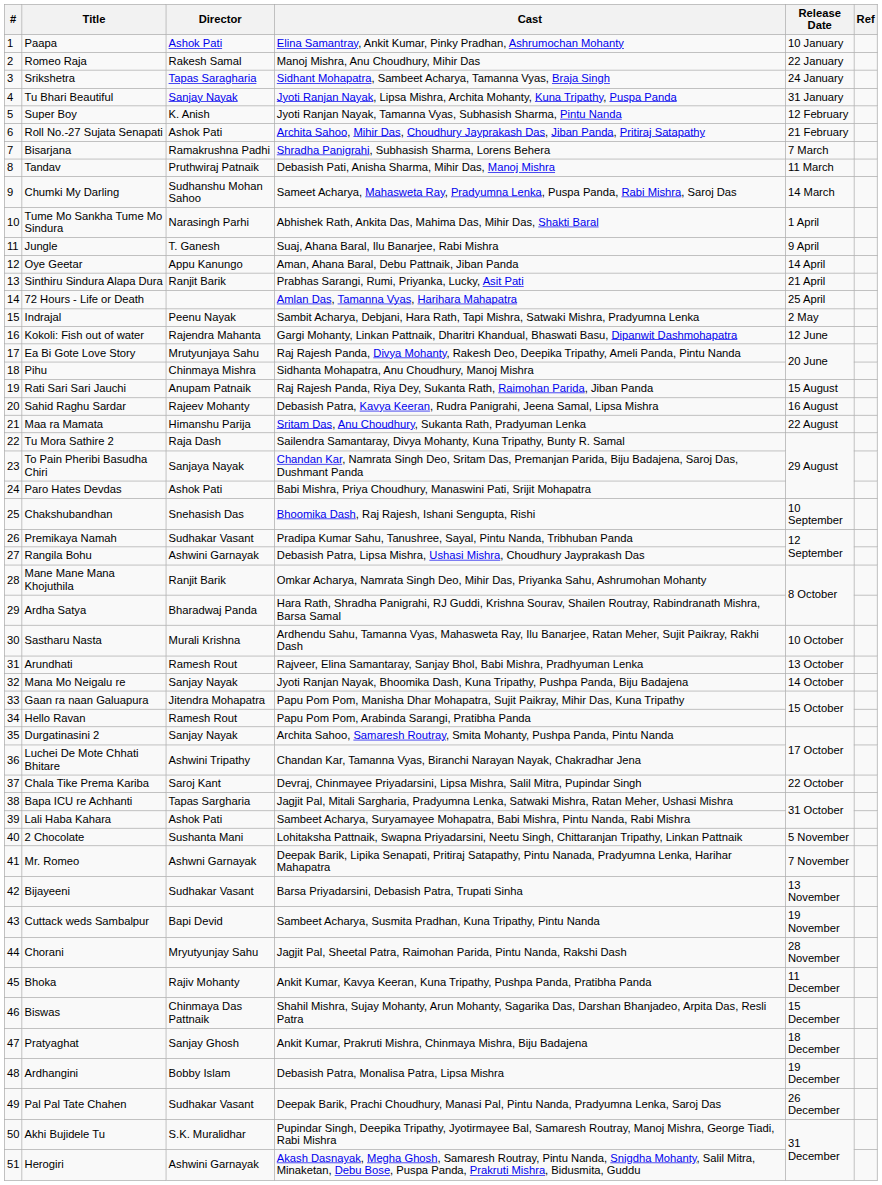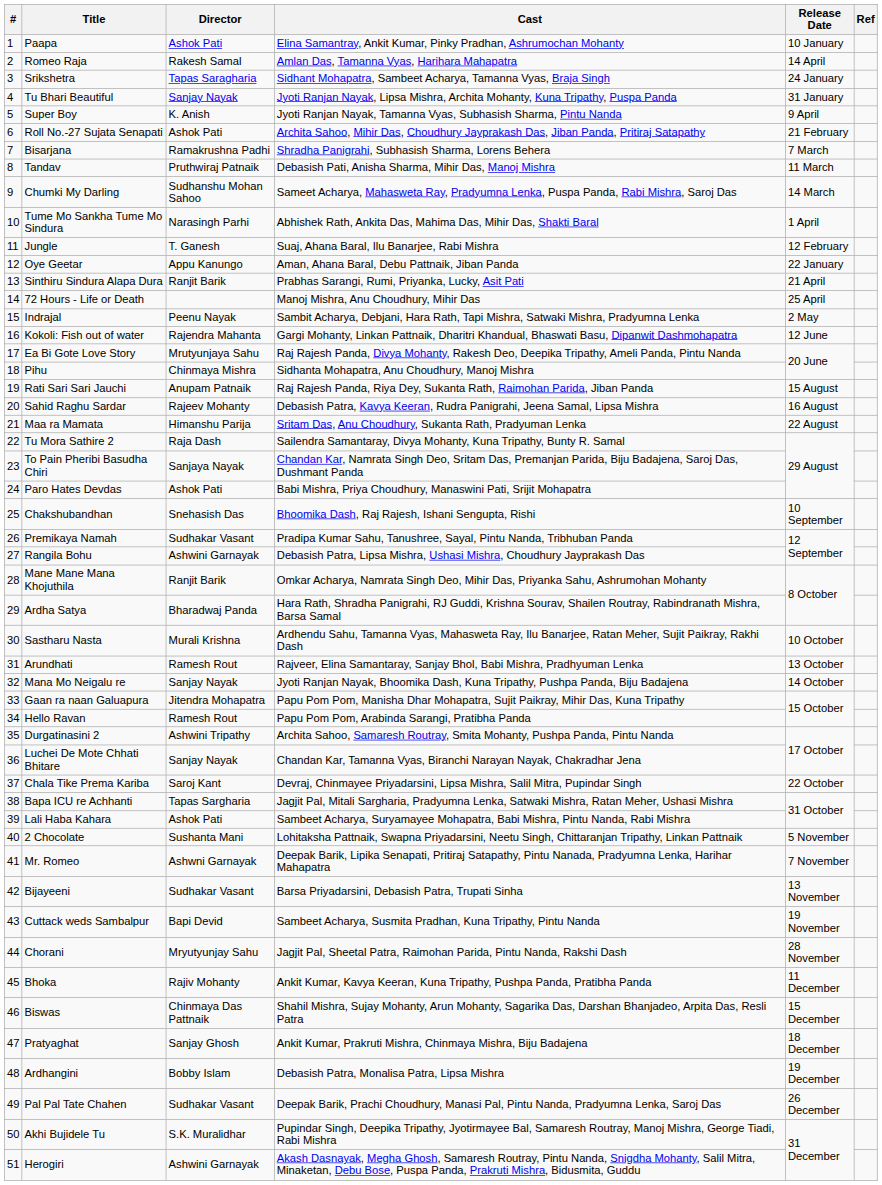(378, 61) Manoj Mishra, Anu Choudhury, Mihir Das -> (397, 61) Amlan Das, Tamanna Vyas, Harihara Mahapatra
(816, 61) 22 January -> (807, 61) 14 April
(818, 114) 12 February -> (804, 114) 9 April
(804, 246) 9 April -> (818, 246) 12 February
(807, 264) 14 April -> (816, 264) 22 January
(397, 299) Amlan Das, Tamanna Vyas, Harihara Mahapatra -> (378, 299) Manoj Mishra, Anu Choudhury, Mihir Das
(203, 735) Sanjay Nayak -> (209, 735) Ashwini Tripathy
(209, 759) Ashwini Tripathy -> (203, 759) Sanjay Nayak
